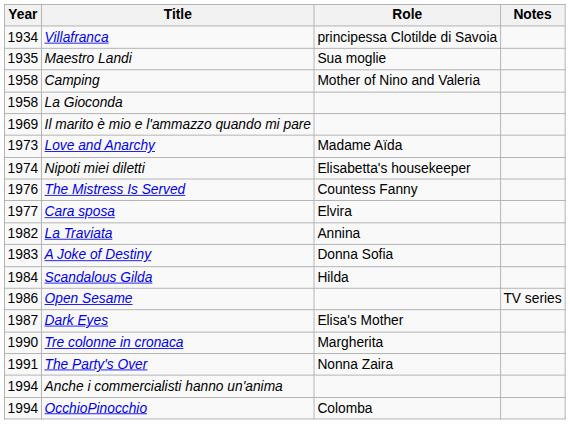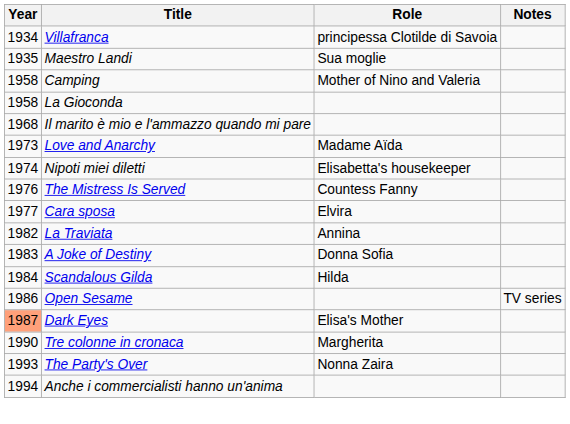(23, 124) 1969 -> (23, 124) 1968
(23, 320) no background -> (23, 320) lightsalmon background
(23, 364) 1991 -> (23, 364) 1993
- row: (96, 408)
